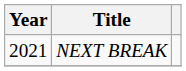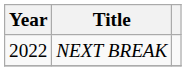(28, 50) 2021 -> (28, 50) 2022
